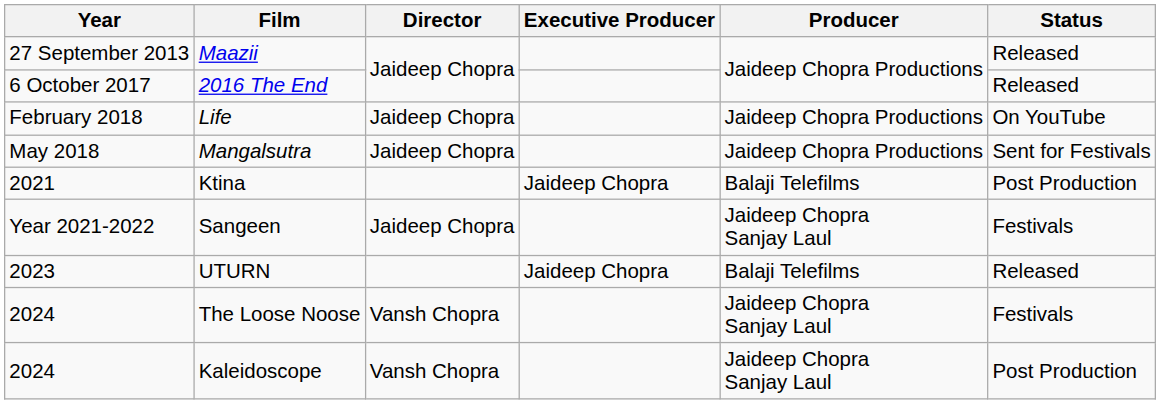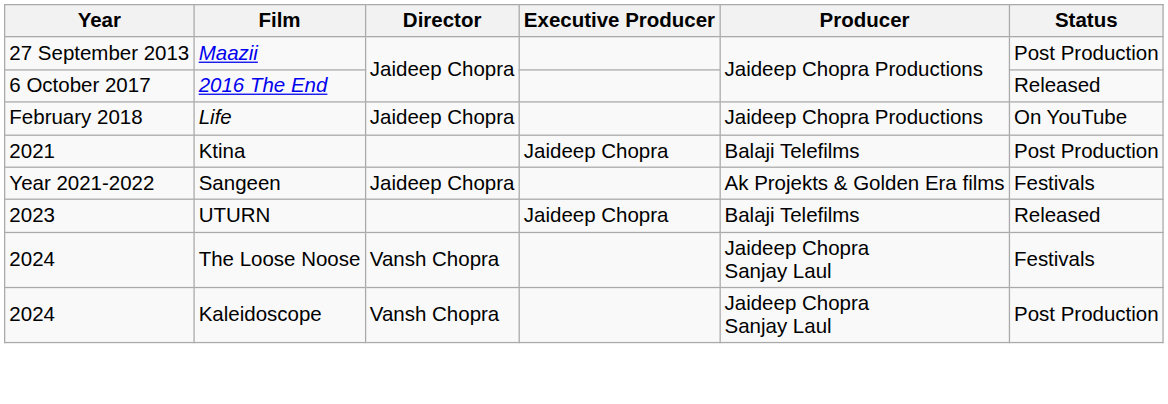(1036, 53) Released -> (1086, 53) Post Production
- row: (255, 150)
(797, 227) Jaideep Chopra Sanjay Laul -> (865, 183) Ak Projekts & Golden Era films
